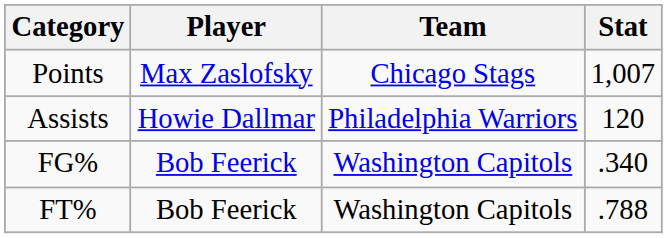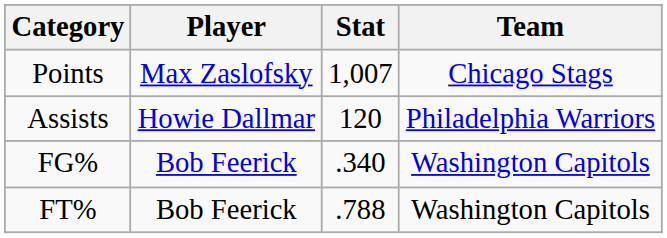columns swapped: (453, 27) <-> (623, 27)
